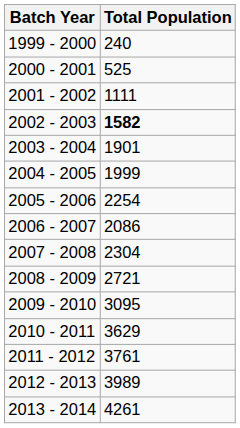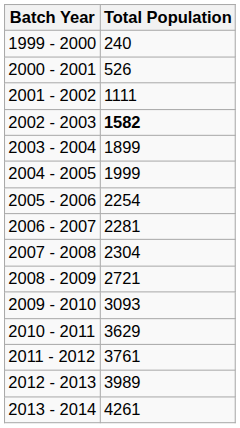(118, 69) 525 -> (118, 69) 526
(122, 148) 1901 -> (122, 148) 1899
(122, 226) 2086 -> (122, 226) 2281
(122, 305) 3095 -> (122, 305) 3093
